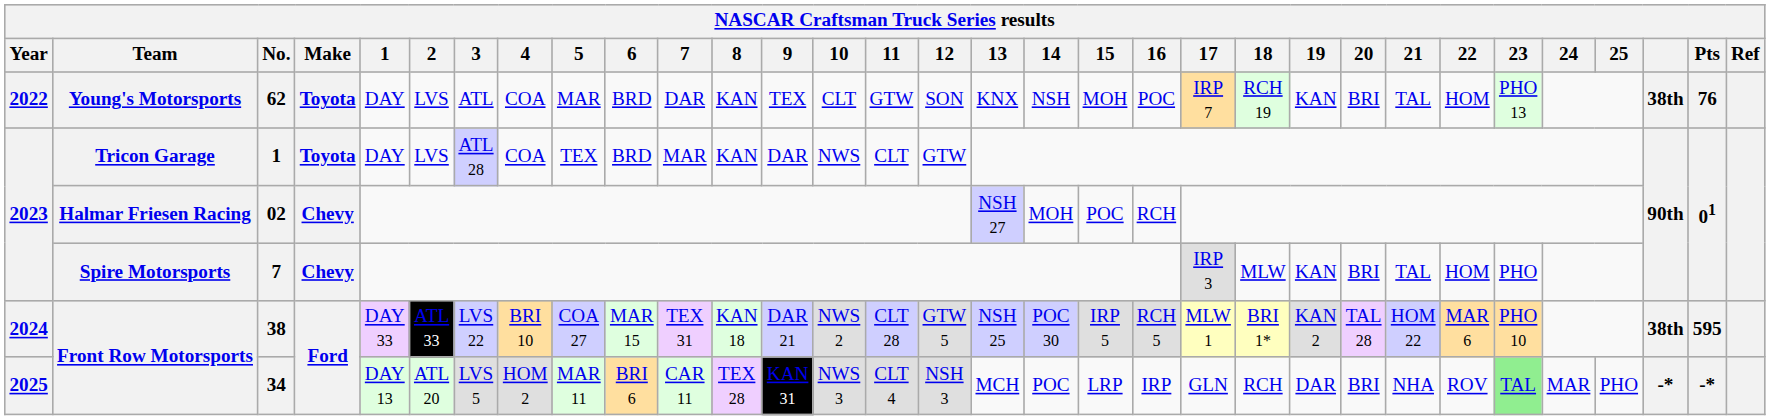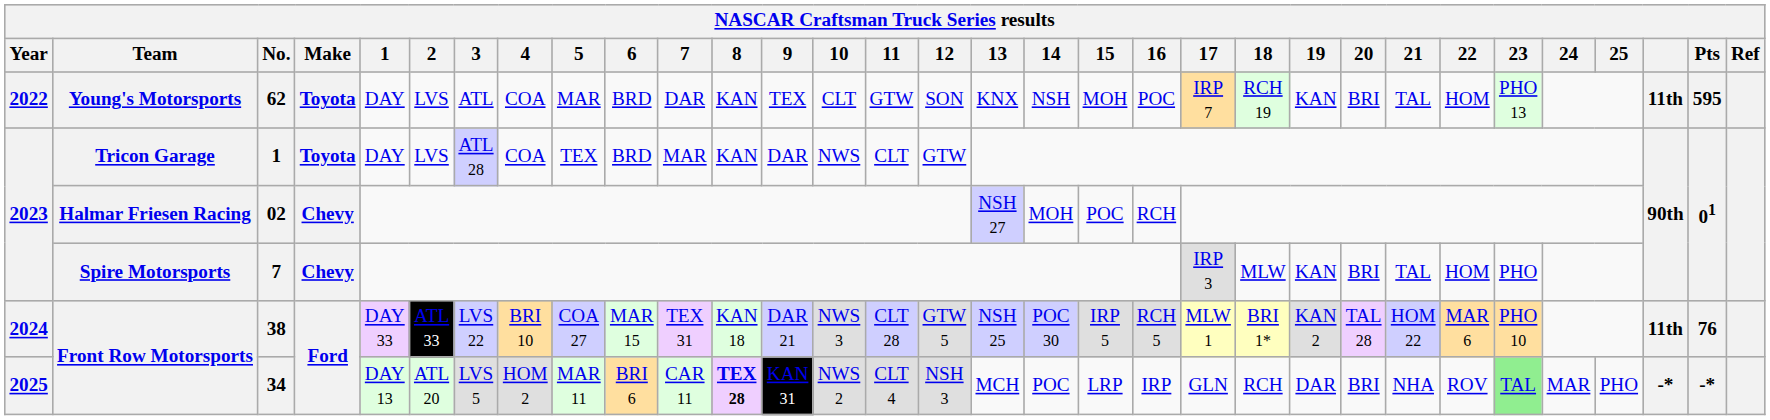(1665, 99) 38th -> (1665, 99) 11th
(1707, 99) 76 -> (1707, 99) 595
(839, 327) NWS 2 -> (839, 327) NWS 3
(1665, 328) 38th -> (1665, 328) 11th
(1707, 328) 595 -> (1707, 328) 76
(737, 385) normal -> (737, 385) bold
(839, 385) NWS 3 -> (839, 385) NWS 2
